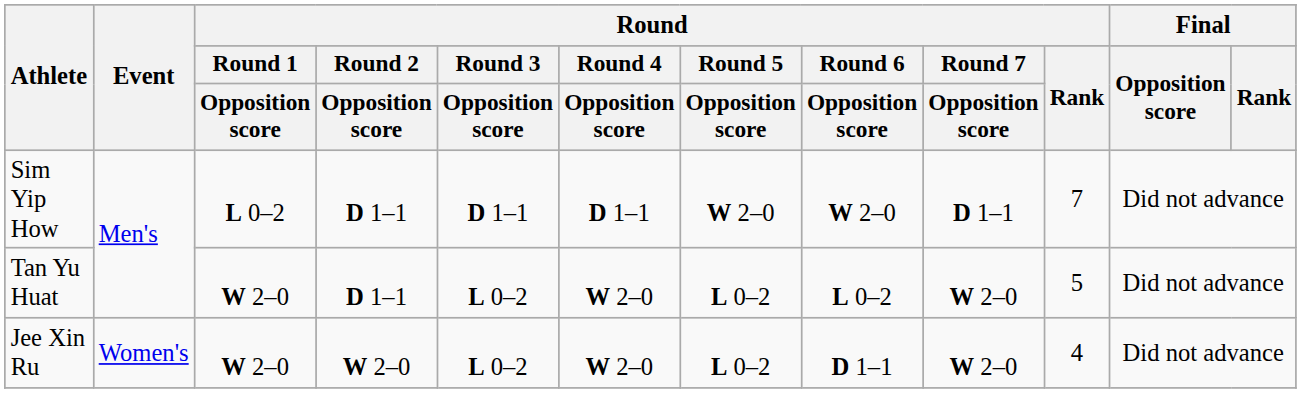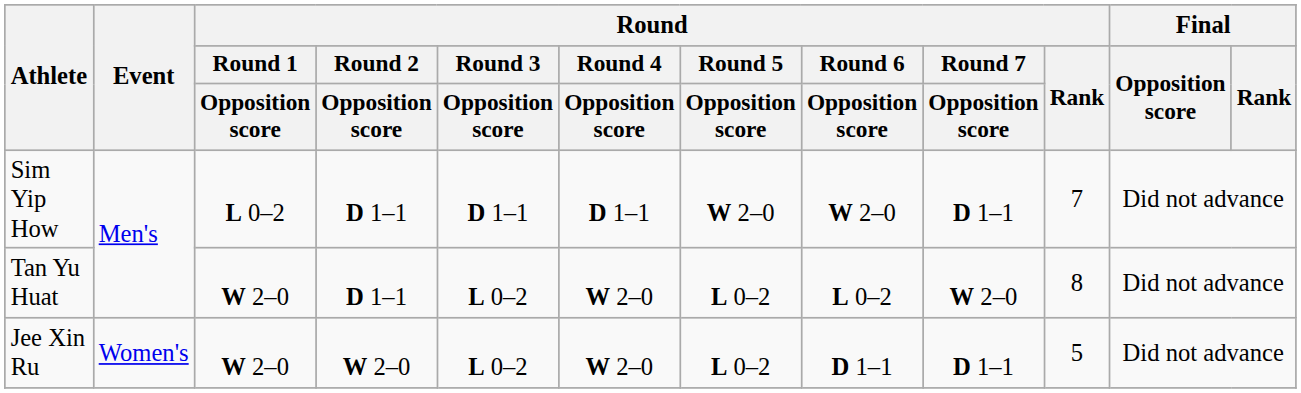(1077, 283) 5 -> (1077, 283) 8
(983, 367) W 2–0 -> (983, 367) D 1–1
(1077, 352) 4 -> (1077, 352) 5
